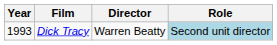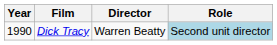(19, 31) 1993 -> (19, 31) 1990
